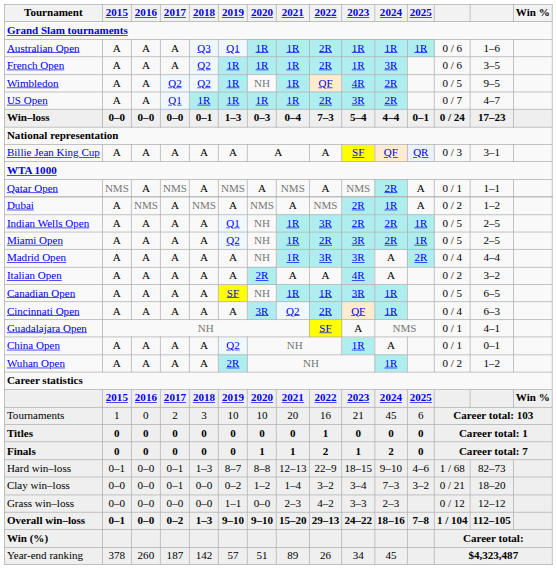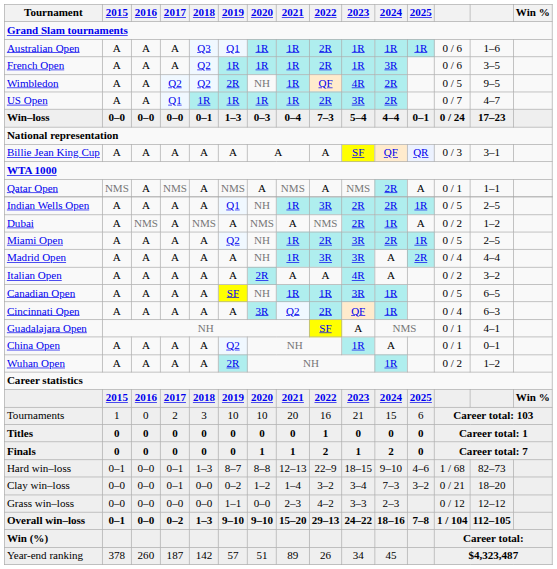(233, 83) 1R -> (233, 83) 2R
rows swapped: (20, 205) <-> (48, 223)
(391, 415) 45 -> (391, 415) 15
